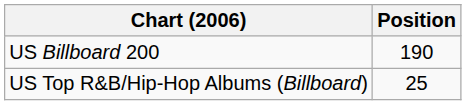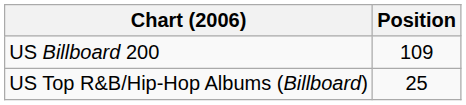(417, 52) 190 -> (417, 52) 109
